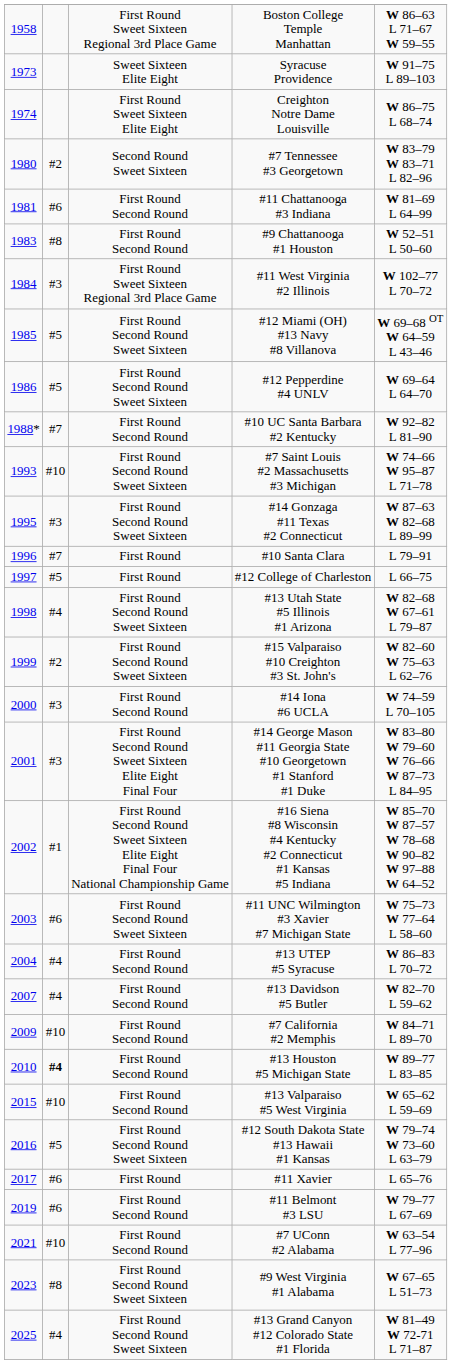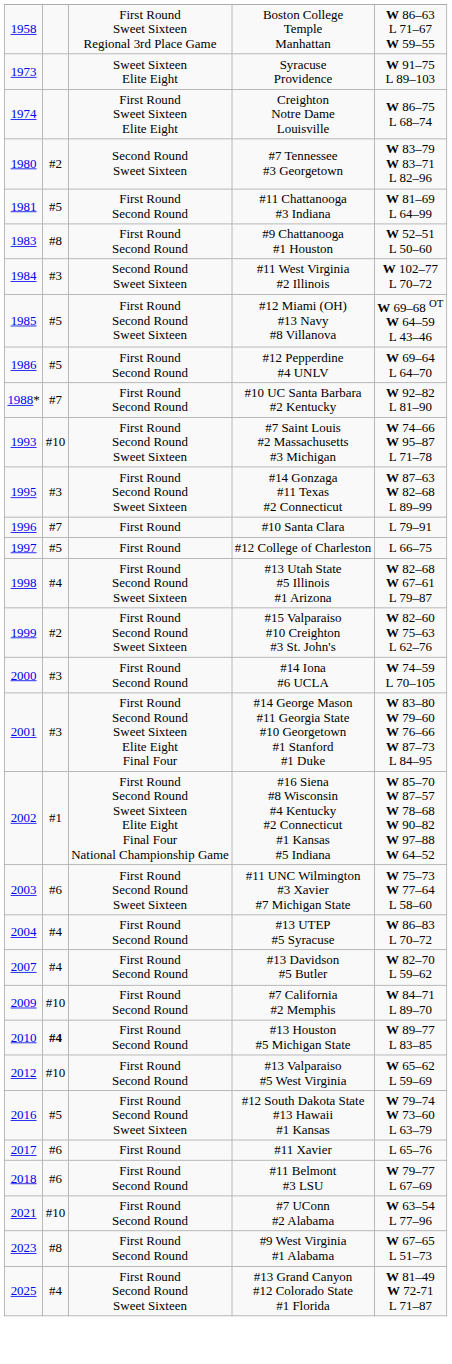(55, 206) #6 -> (55, 206) #5
(150, 283) First Round Sweet Sixteen Regional 3rd Place Game -> (150, 276) Second Round Sweet Sixteen
(150, 386) First Round Second Round Sweet Sixteen -> (150, 364) First Round Second Round
(24, 1102) 2015 -> (24, 1072) 2012
(24, 1207) 2019 -> (24, 1178) 2018
(150, 1285) First Round Second Round Sweet Sixteen -> (150, 1248) First Round Second Round
